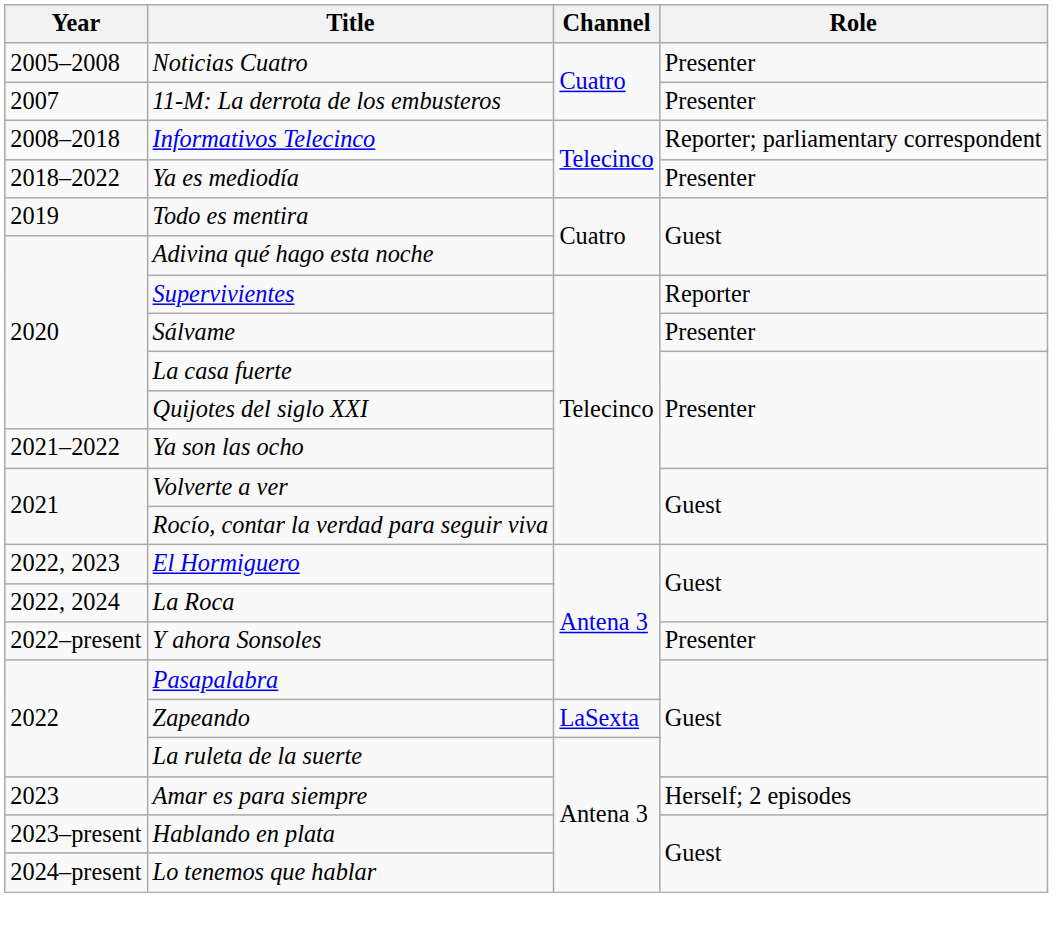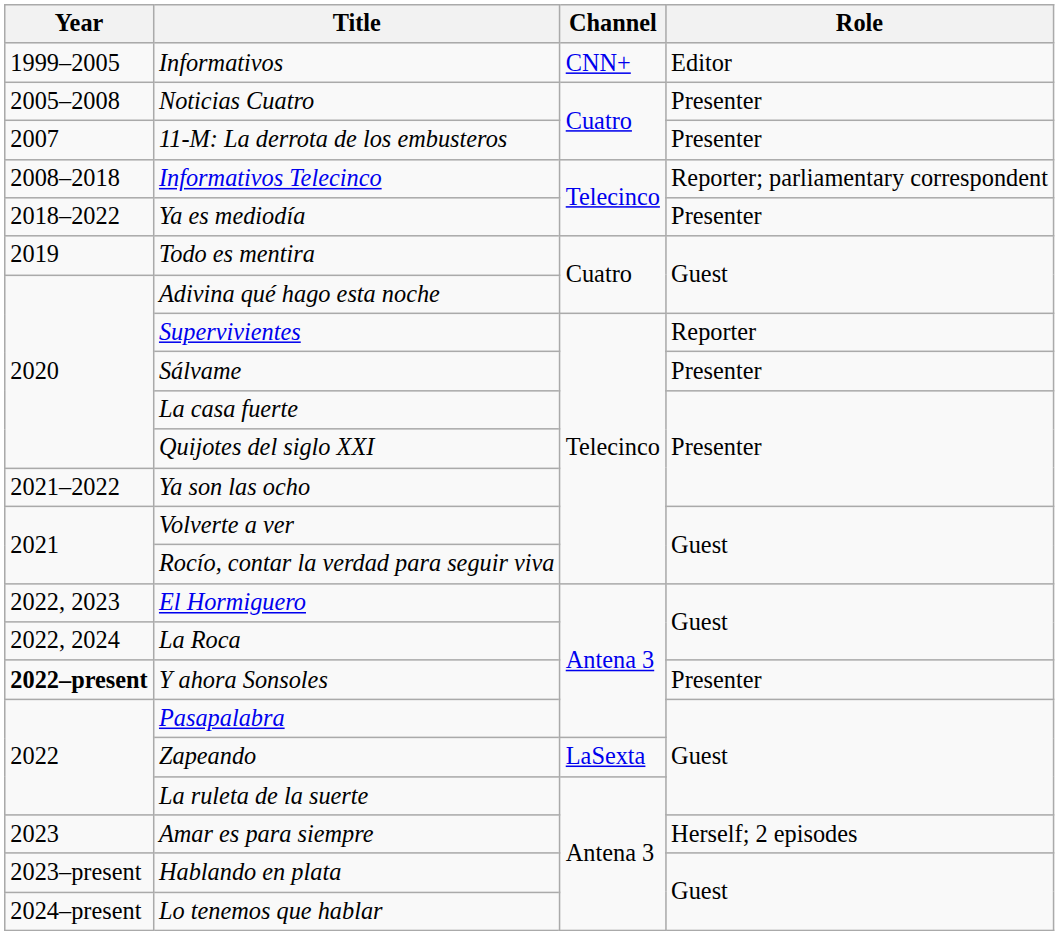+ row: (221, 62)
(76, 640) normal -> (79, 679) bold
